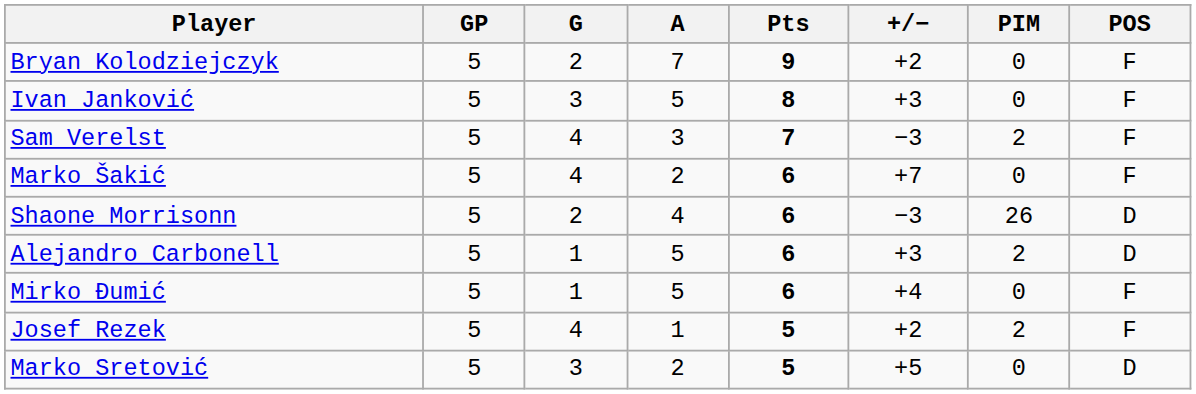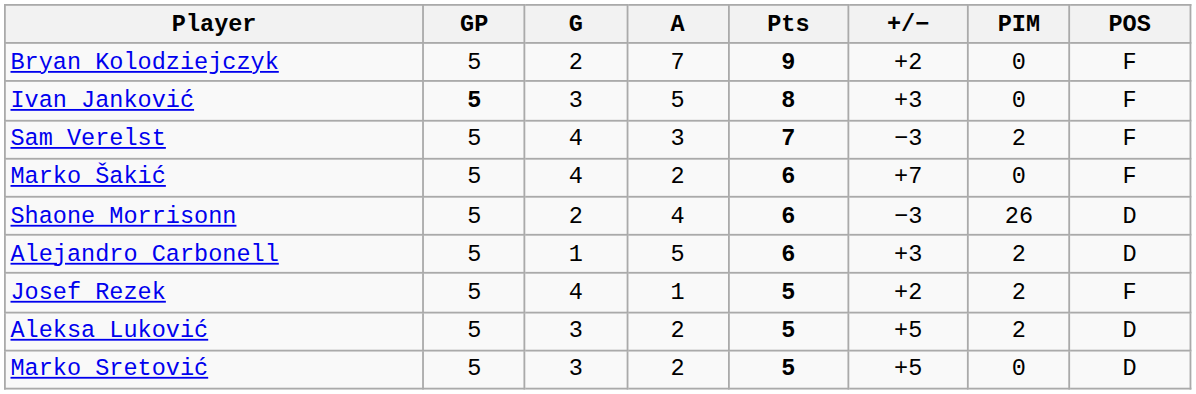(474, 101) normal -> (474, 101) bold
- row: (88, 293)
+ row: (109, 331)
